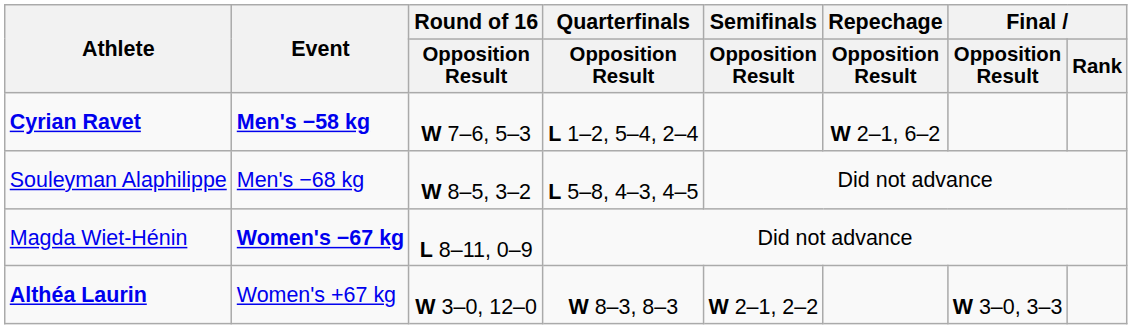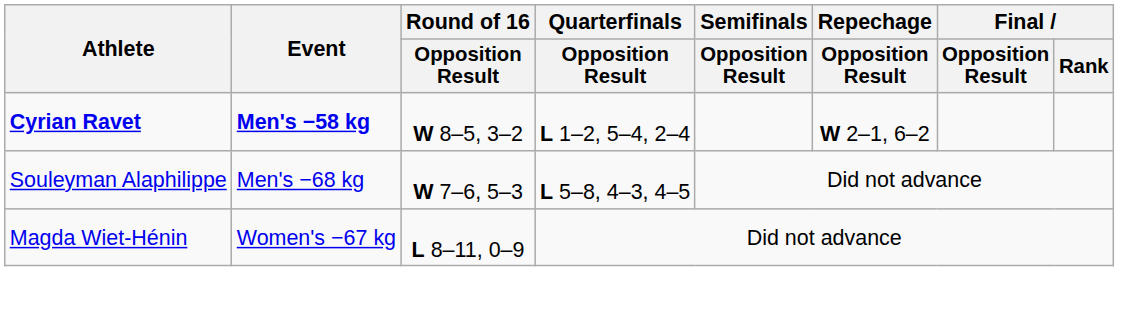(476, 134) W 7–6, 5–3 -> (468, 134) W 8–5, 3–2
(476, 192) W 8–5, 3–2 -> (468, 192) W 7–6, 5–3
(320, 238) bold -> (316, 238) normal
- row: (78, 295)
